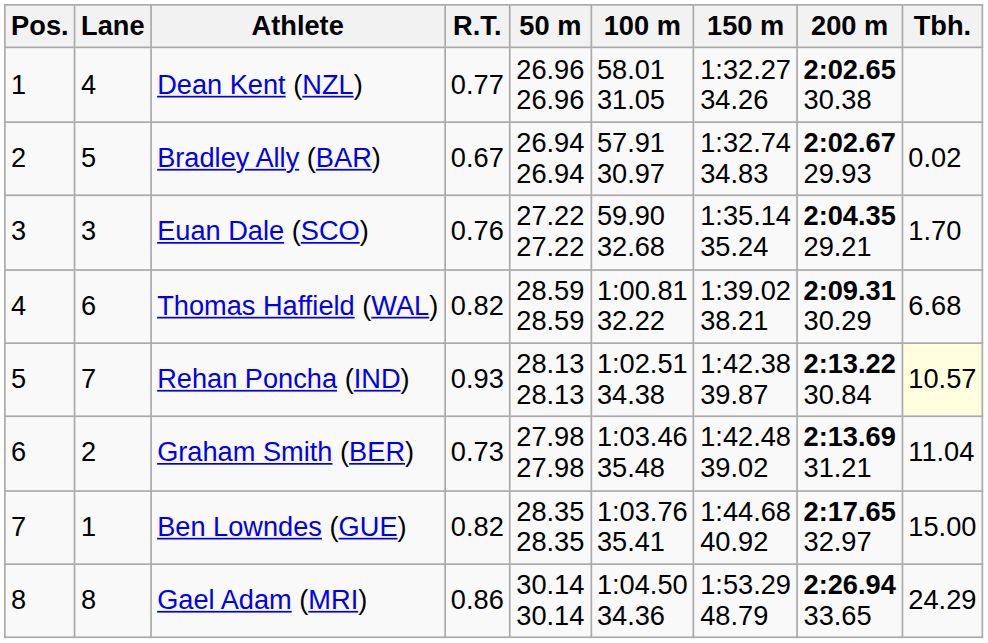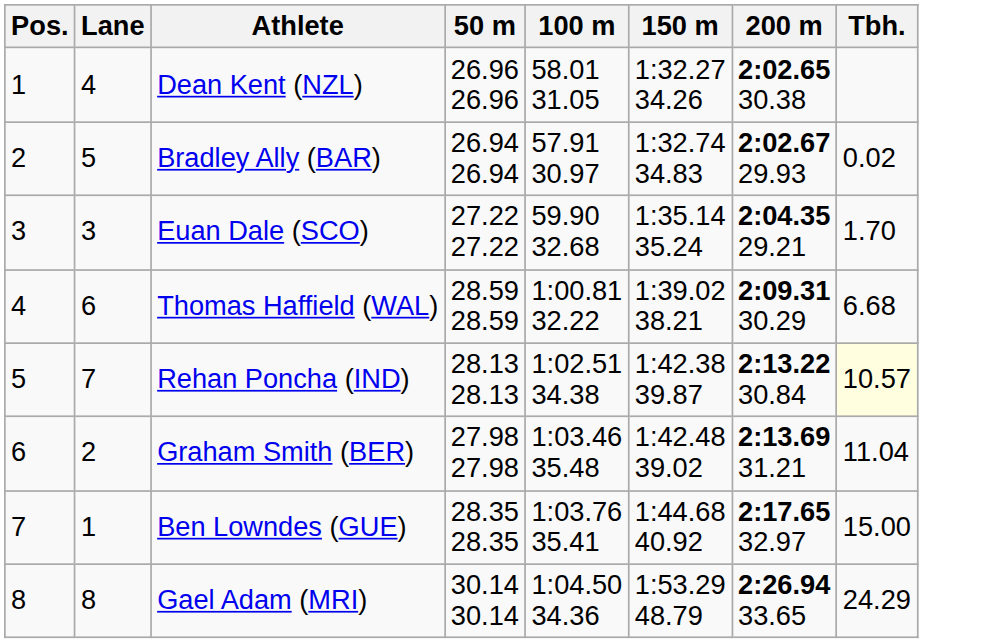- column: (477, 26)
